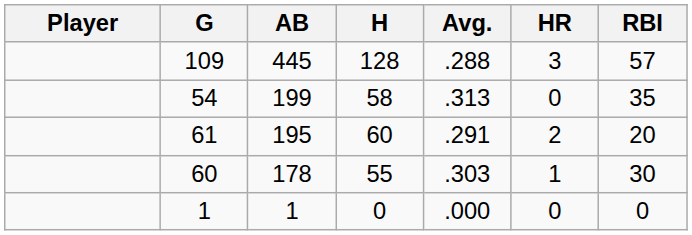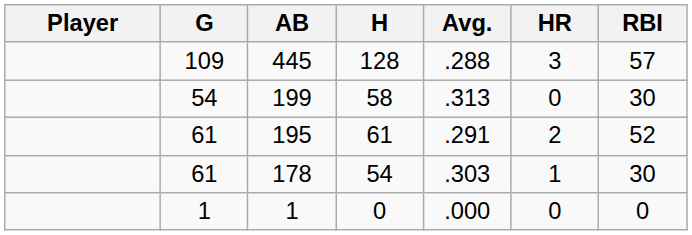(643, 98) 35 -> (643, 98) 30
(380, 135) 60 -> (380, 135) 61
(643, 135) 20 -> (643, 135) 52
(204, 173) 60 -> (204, 173) 61
(380, 173) 55 -> (380, 173) 54
